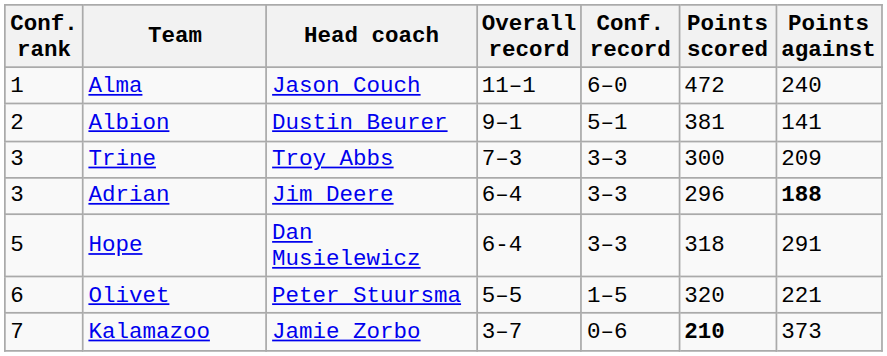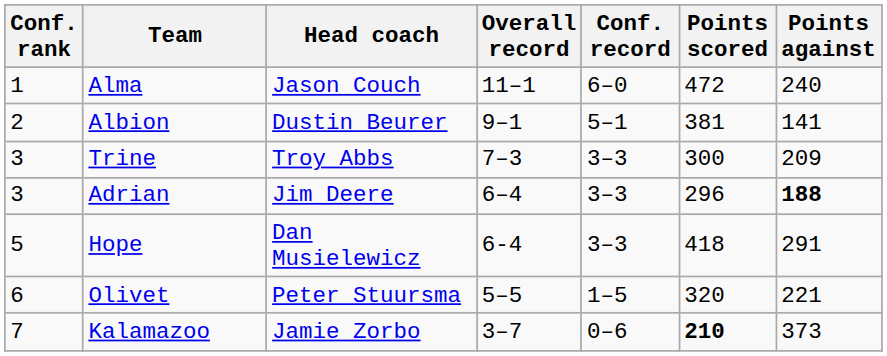(704, 245) 318 -> (704, 245) 418
